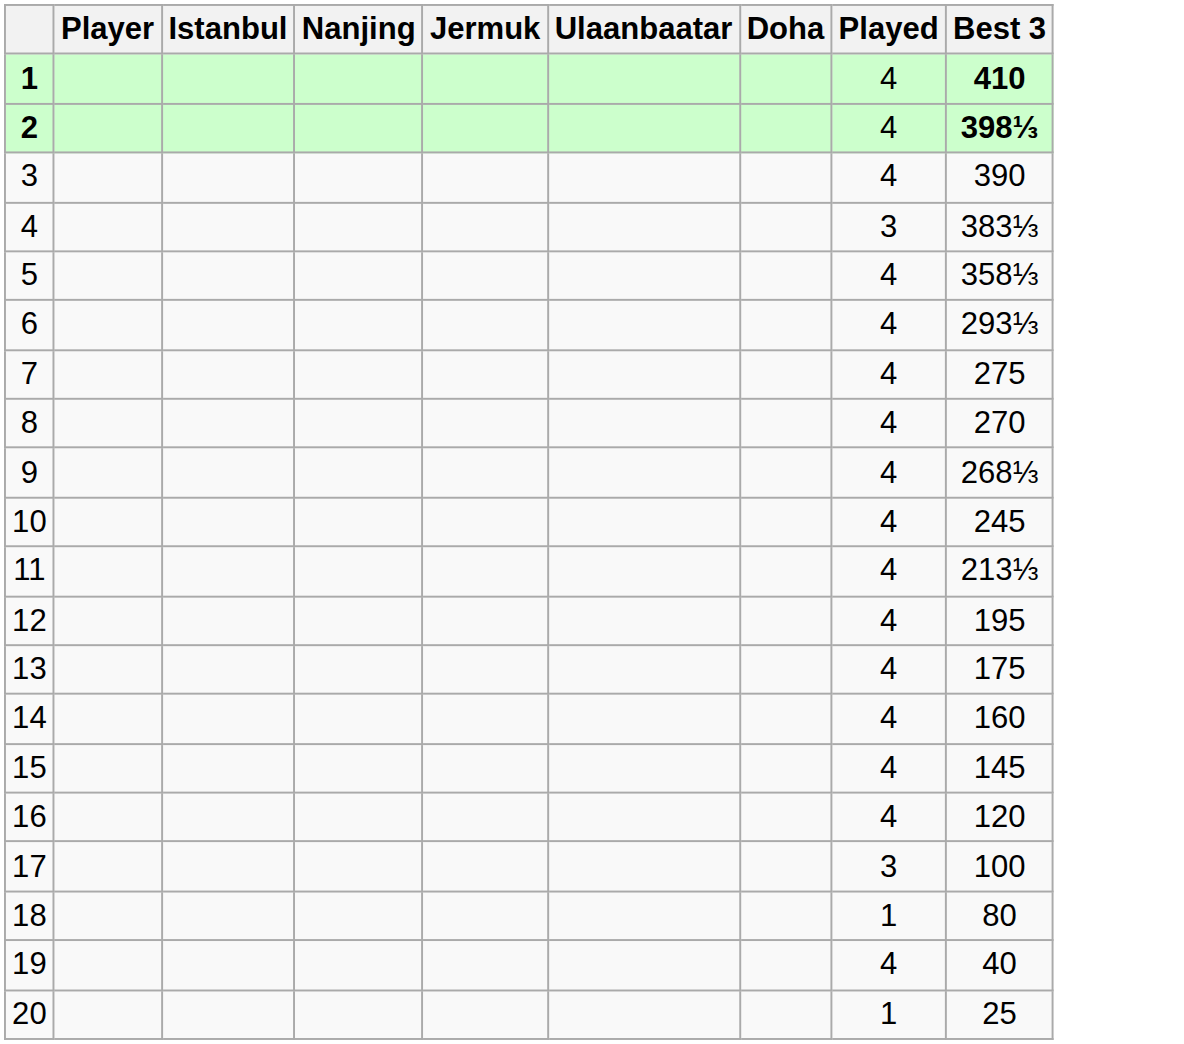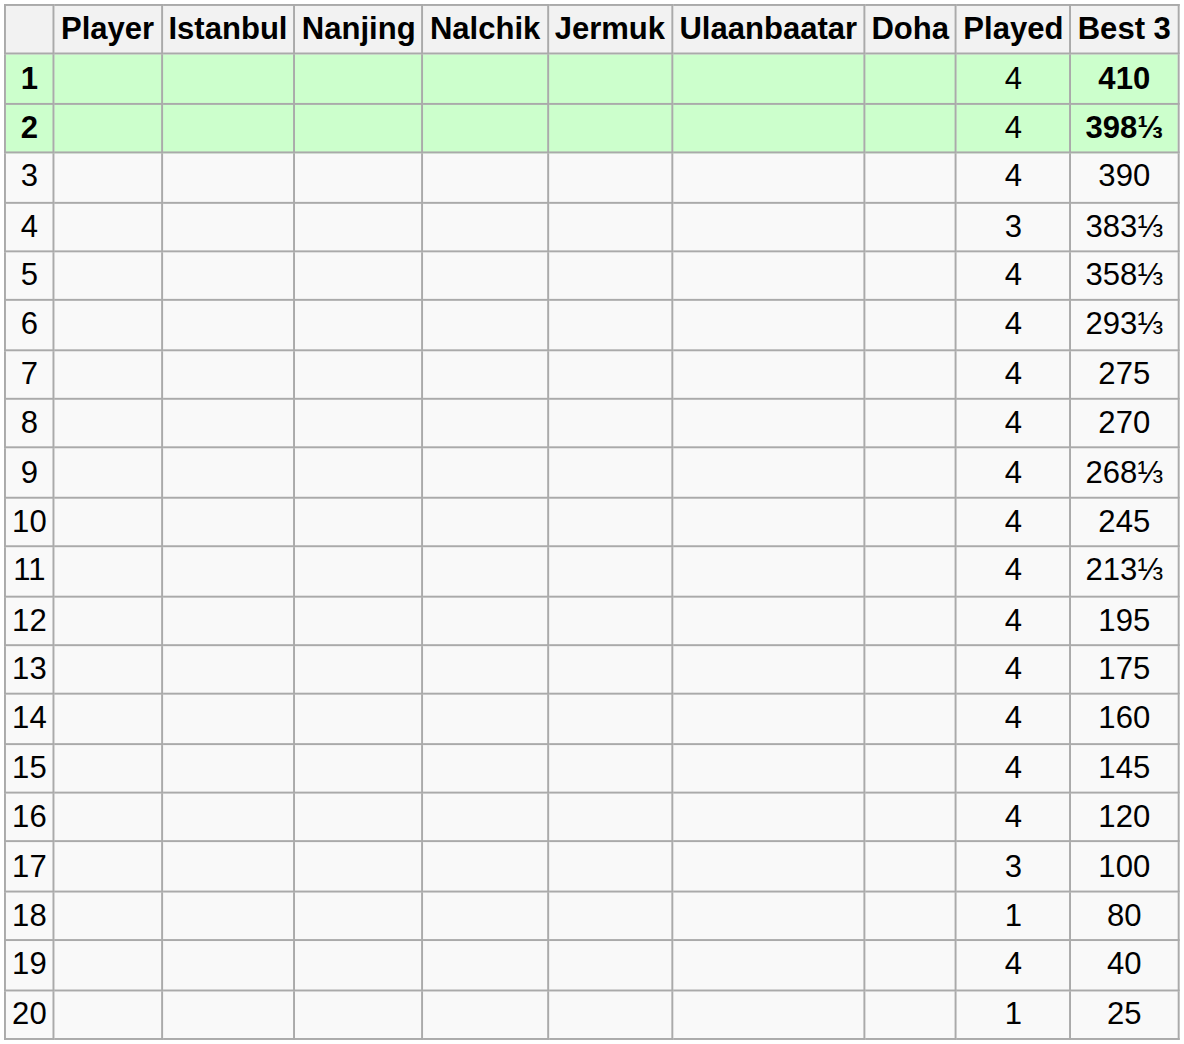+ column: (485, 29)
